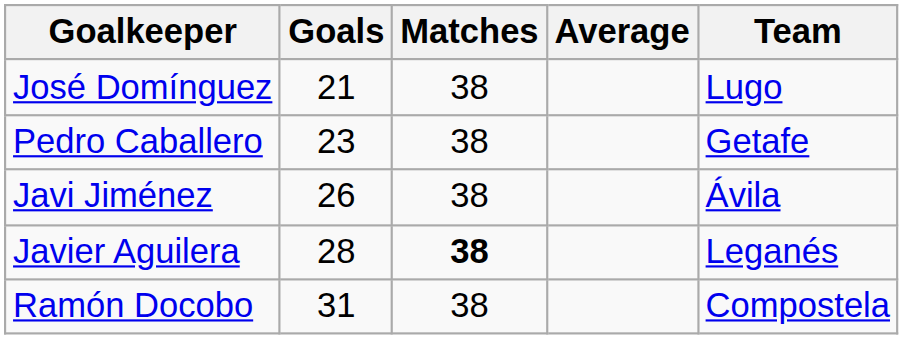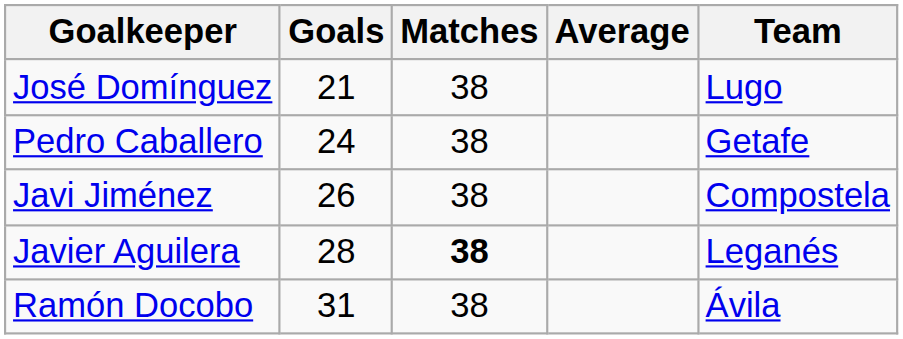(336, 141) 23 -> (336, 141) 24
(743, 196) Ávila -> (798, 196) Compostela
(798, 305) Compostela -> (743, 305) Ávila
